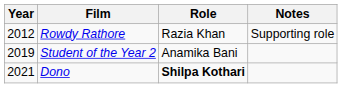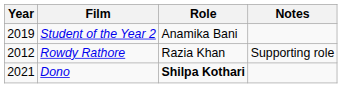rows swapped: (83, 33) <-> (98, 53)
